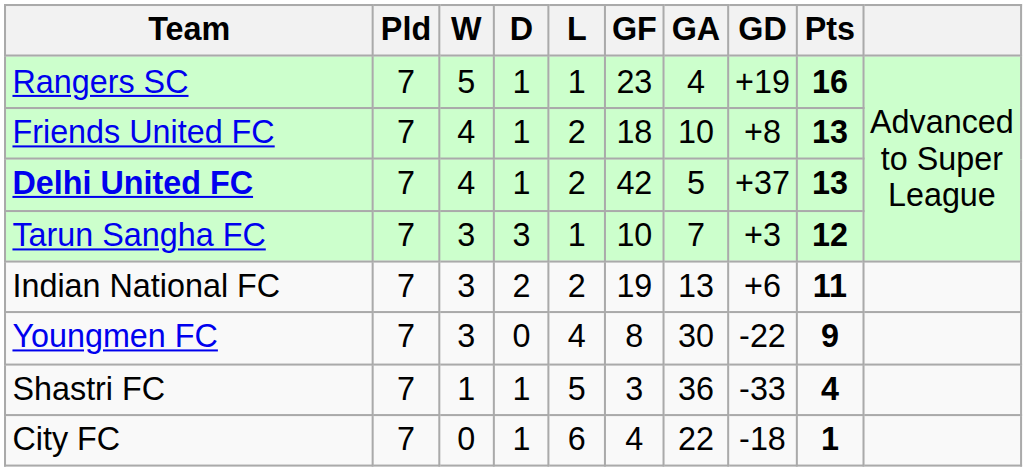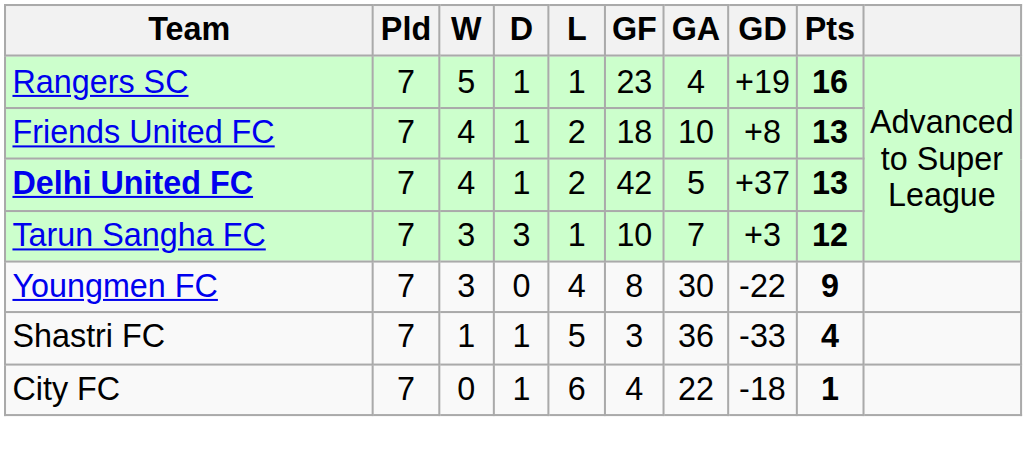- row: (146, 286)
